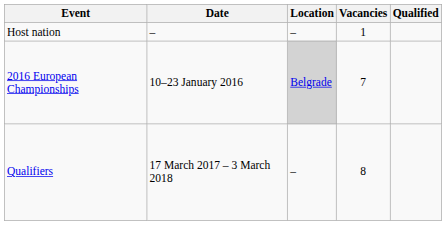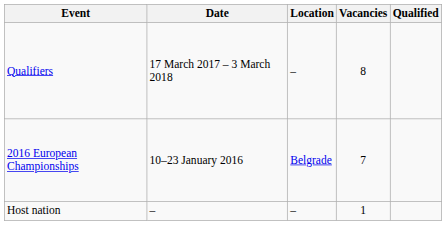rows swapped: (34, 31) <-> (30, 172)
(311, 82) lightgrey background -> (311, 160) no background
